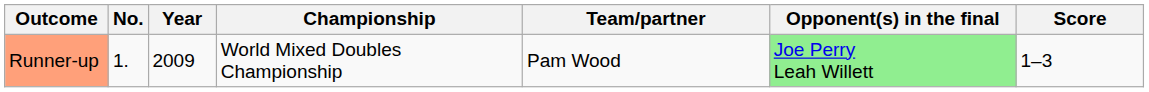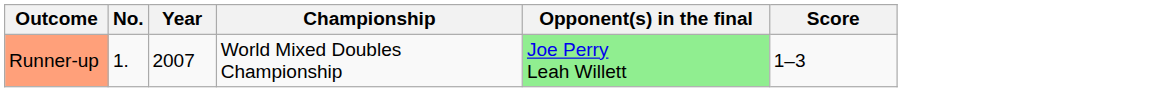- column: (646, 19)
(174, 60) 2009 -> (174, 60) 2007
